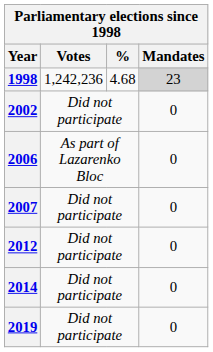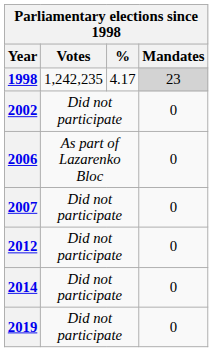(74, 79) 1,242,236 -> (74, 79) 1,242,235
(123, 79) 4.68 -> (123, 79) 4.17
